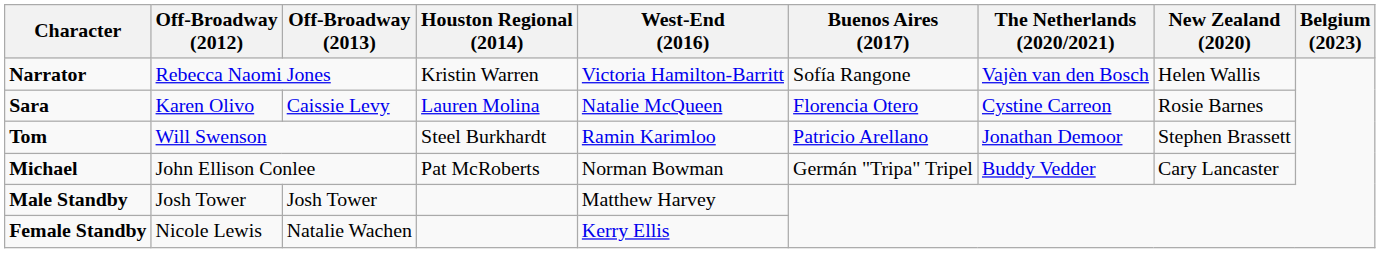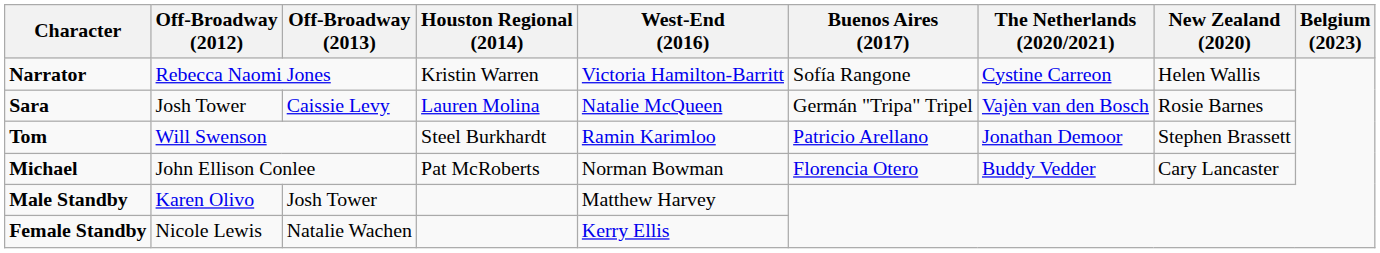(1065, 74) Vajèn van den Bosch -> (1047, 74) Cystine Carreon
(205, 105) Karen Olivo -> (201, 105) Josh Tower
(856, 105) Florencia Otero -> (883, 105) Germán "Tripa" Tripel
(1047, 105) Cystine Carreon -> (1065, 105) Vajèn van den Bosch
(883, 168) Germán "Tripa" Tripel -> (856, 168) Florencia Otero
(201, 199) Josh Tower -> (205, 199) Karen Olivo
